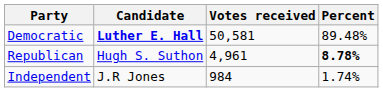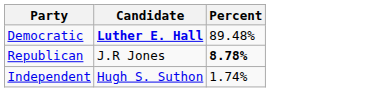- column: (262, 15)
(150, 56) Hugh S. Suthon -> (131, 56) J.R Jones
(131, 76) J.R Jones -> (150, 76) Hugh S. Suthon
